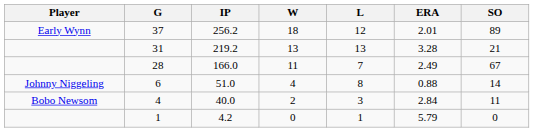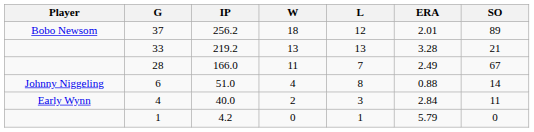(64, 30) Early Wynn -> (64, 30) Bobo Newsom
(158, 48) 31 -> (158, 48) 33
(64, 100) Bobo Newsom -> (64, 100) Early Wynn
